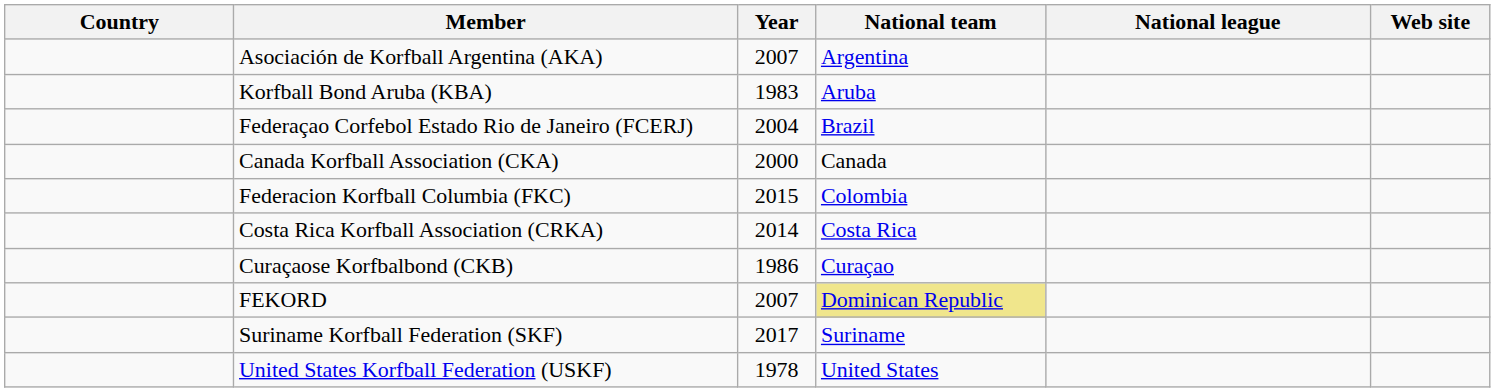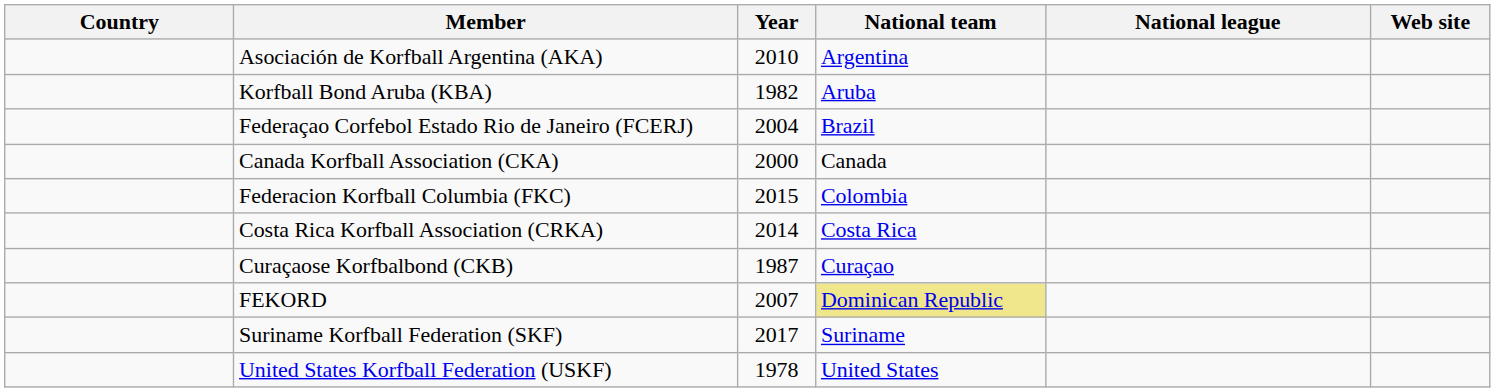(777, 56) 2007 -> (777, 56) 2010
(777, 91) 1983 -> (777, 91) 1982
(777, 265) 1986 -> (777, 265) 1987
